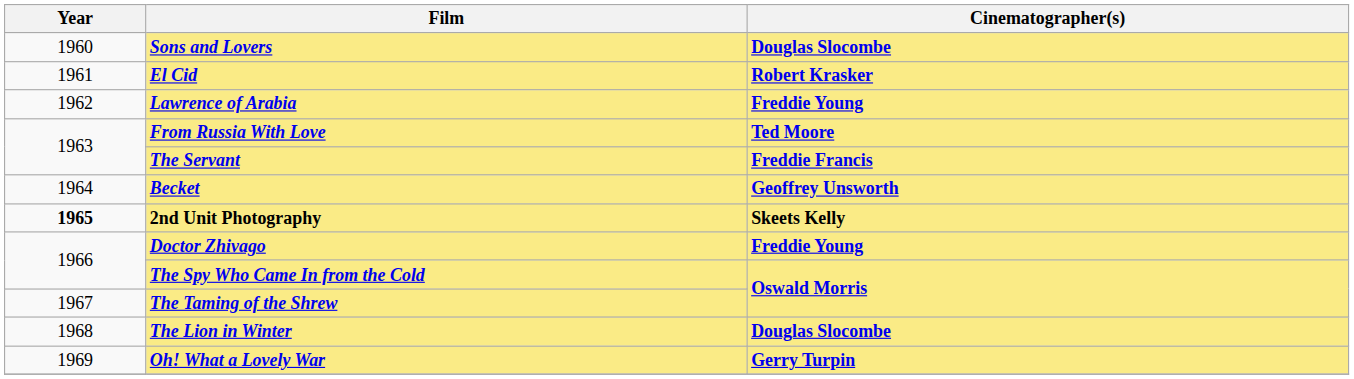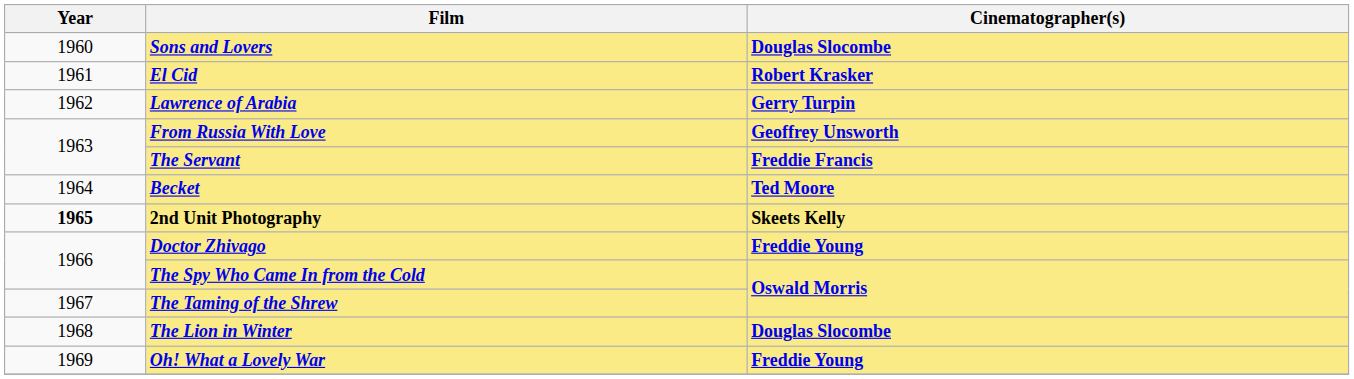(807, 103) Freddie Young -> (803, 103) Gerry Turpin
(793, 132) Ted Moore -> (825, 132) Geoffrey Unsworth
(825, 189) Geoffrey Unsworth -> (793, 189) Ted Moore
(803, 359) Gerry Turpin -> (807, 359) Freddie Young
